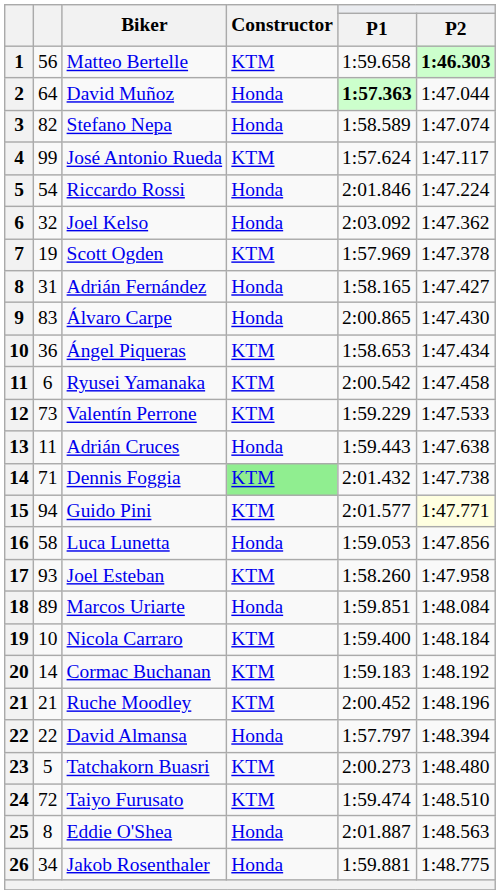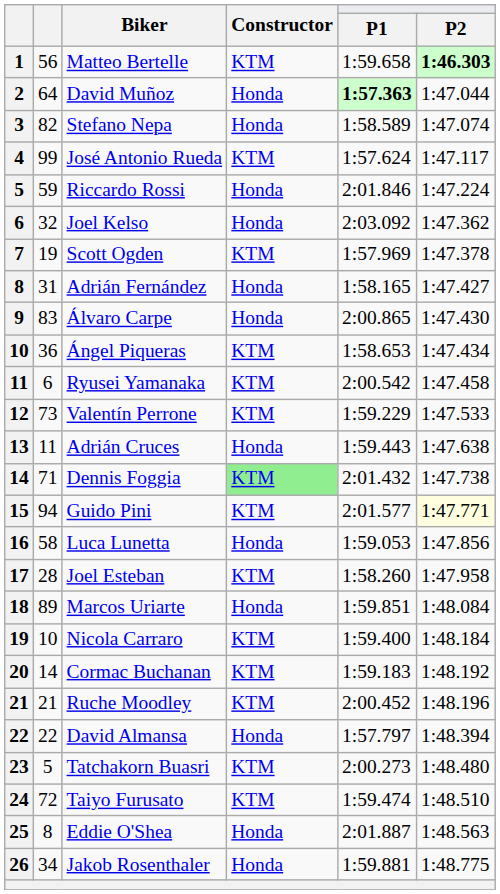(48, 189) 54 -> (48, 189) 59
(48, 574) 93 -> (48, 574) 28
